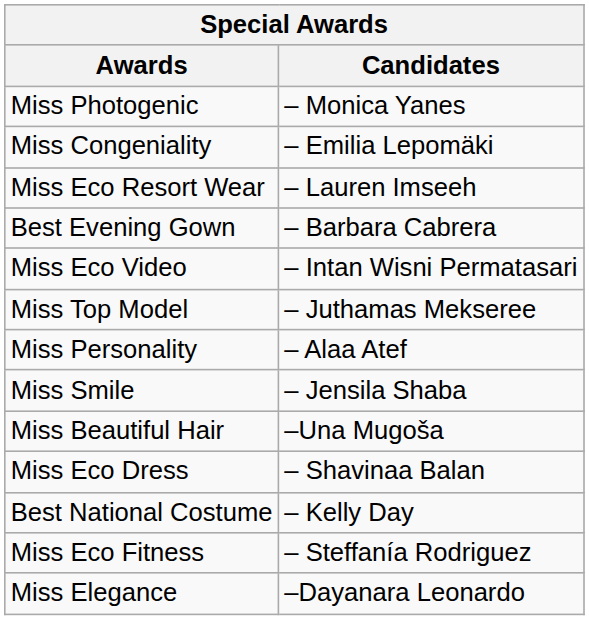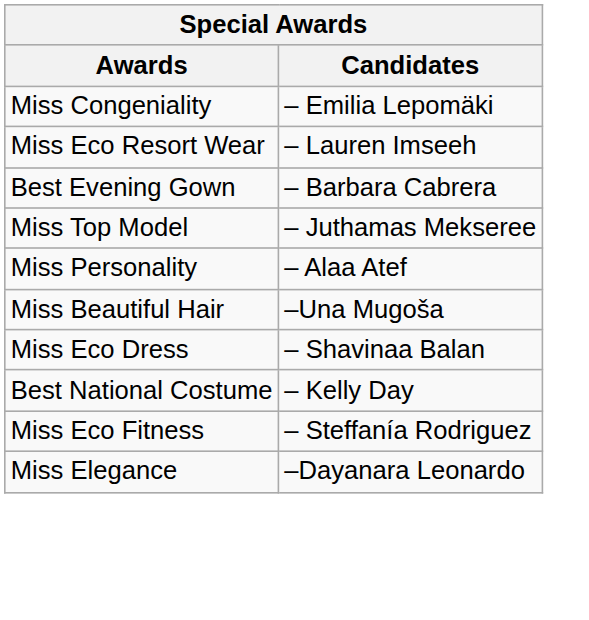- row: (105, 106)
- row: (99, 268)
- row: (73, 390)
